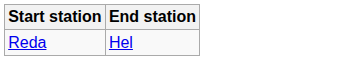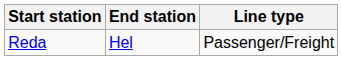+ column: (269, 17)
